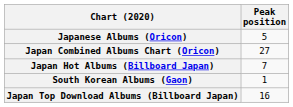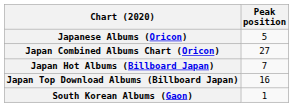rows swapped: (123, 95) <-> (123, 80)
